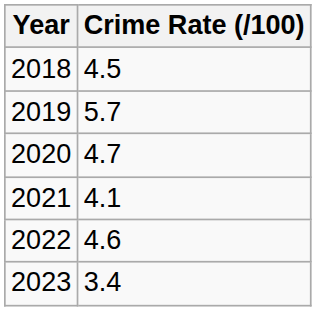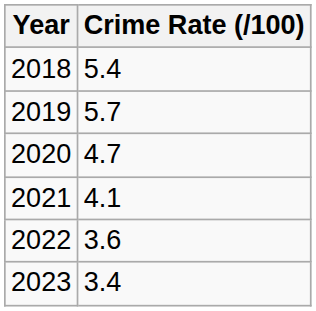(102, 68) 4.5 -> (102, 68) 5.4
(102, 240) 4.6 -> (102, 240) 3.6
